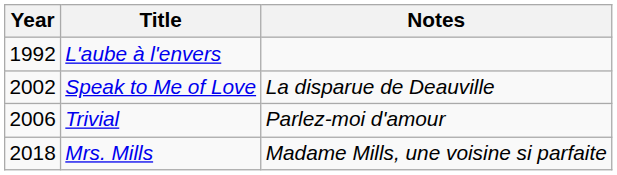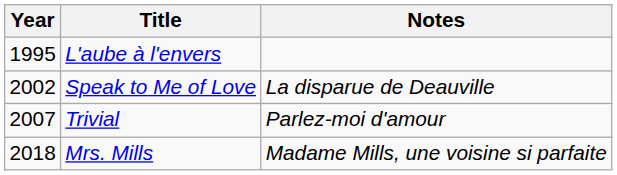(33, 53) 1992 -> (33, 53) 1995
(33, 119) 2006 -> (33, 119) 2007
